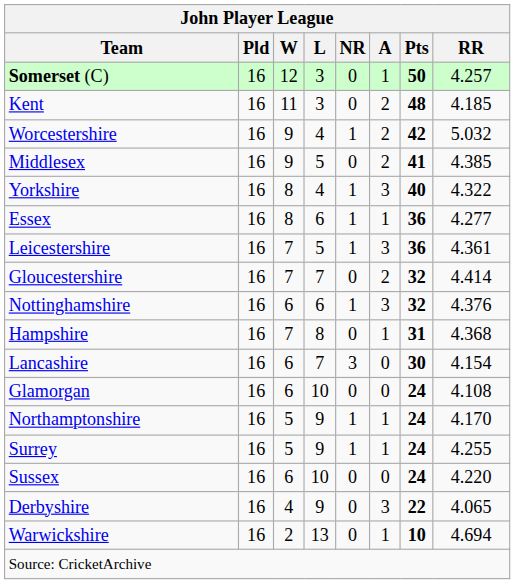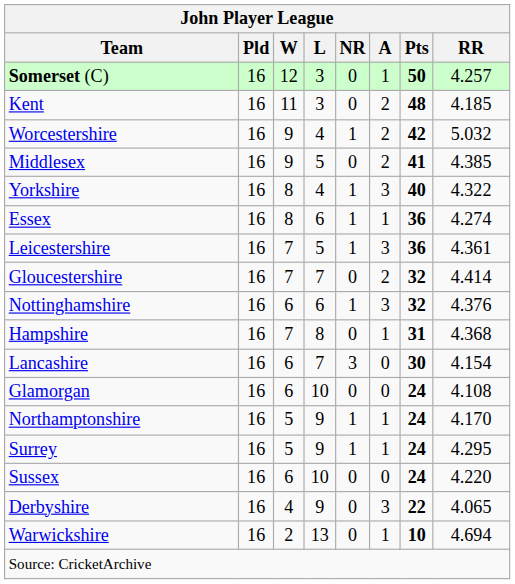(471, 219) 4.277 -> (471, 219) 4.274
(471, 448) 4.255 -> (471, 448) 4.295
